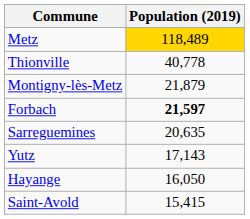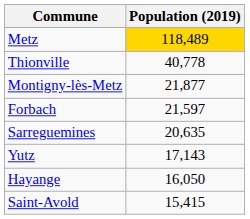(185, 86) 21,879 -> (185, 86) 21,877
(185, 109) bold -> (185, 109) normal
